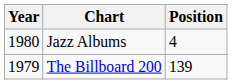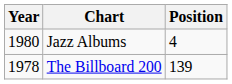(24, 66) 1979 -> (24, 66) 1978
